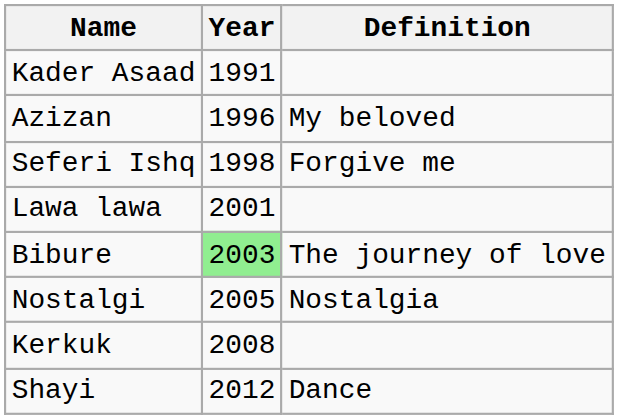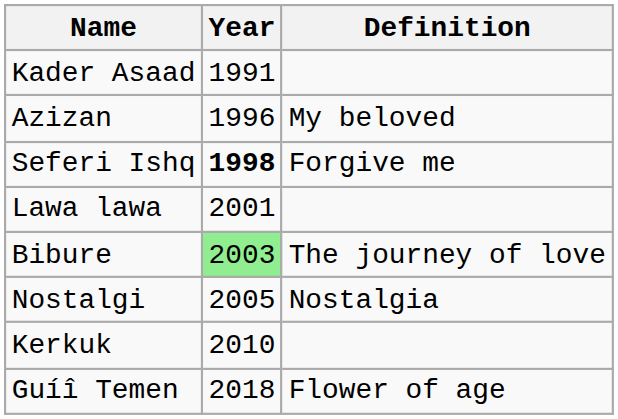(242, 164) normal -> (242, 164) bold
(242, 345) 2008 -> (242, 345) 2010
- row: (53, 390)
+ row: (95, 390)
